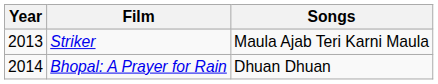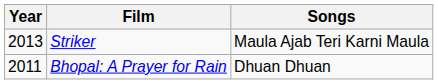(26, 66) 2014 -> (25, 66) 2011
